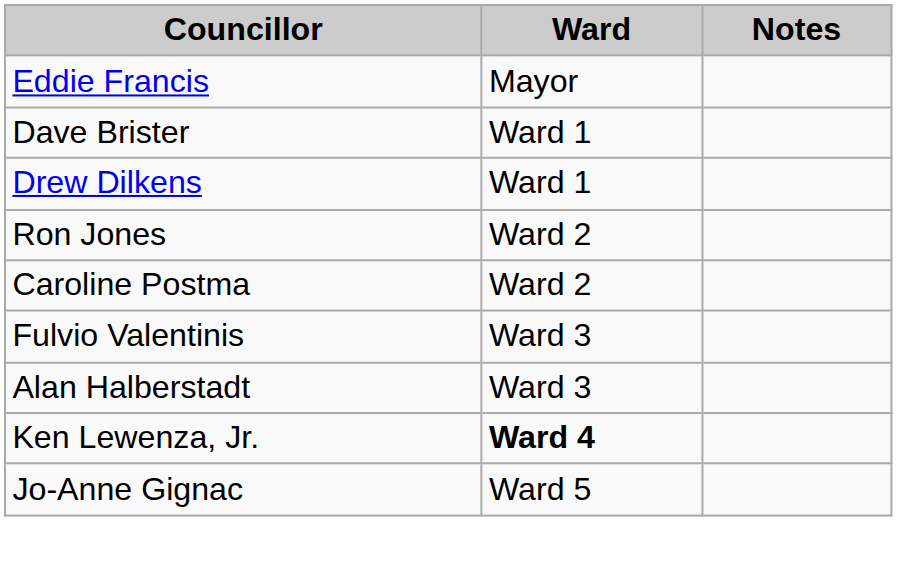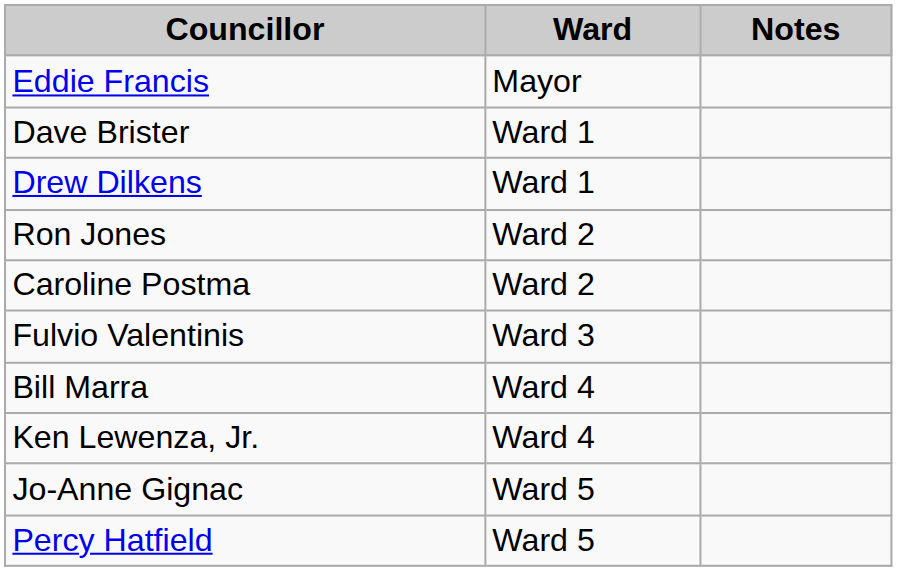- row: (131, 387)
+ row: (80, 387)
(542, 438) bold -> (544, 438) normal
+ row: (113, 540)
